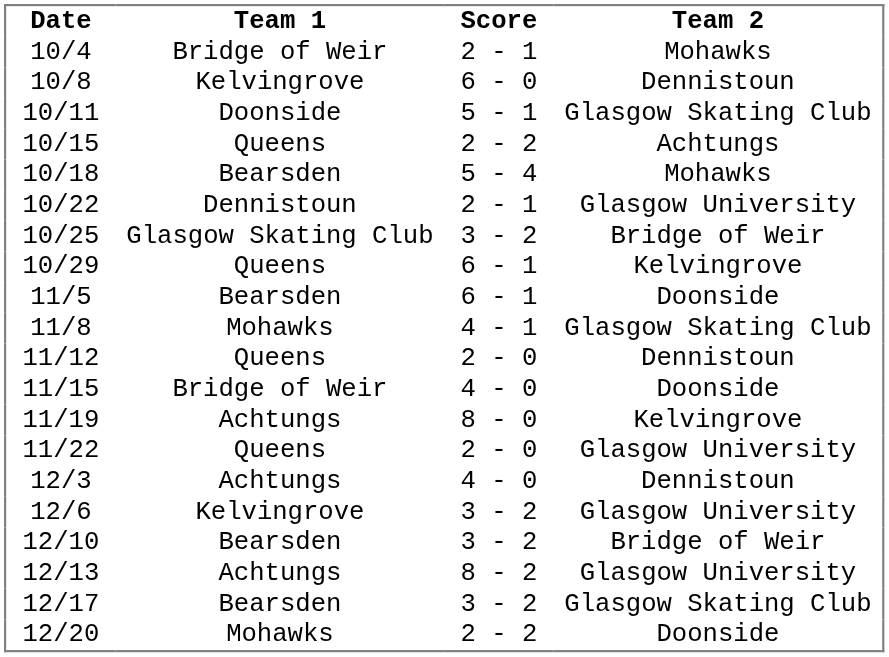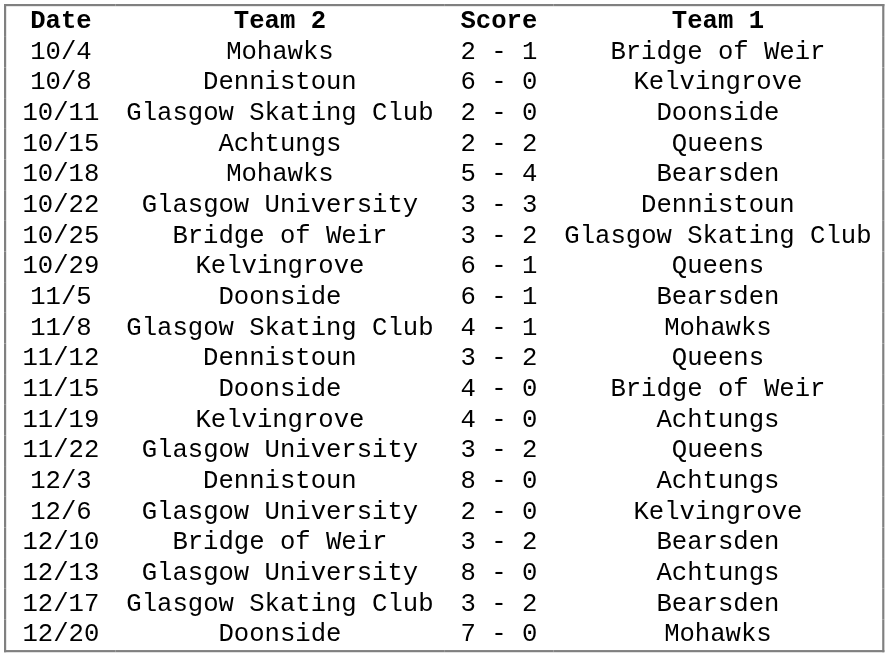columns swapped: (280, 22) <-> (718, 22)
(499, 114) 5 - 1 -> (499, 114) 2 - 0
(499, 205) 2 - 1 -> (499, 205) 3 - 3
(499, 359) 2 - 0 -> (499, 359) 3 - 2
(499, 420) 8 - 0 -> (499, 420) 4 - 0
(499, 451) 2 - 0 -> (499, 451) 3 - 2
(499, 481) 4 - 0 -> (499, 481) 8 - 0
(499, 512) 3 - 2 -> (499, 512) 2 - 0
(499, 573) 8 - 2 -> (499, 573) 8 - 0
(499, 635) 2 - 2 -> (499, 635) 7 - 0
